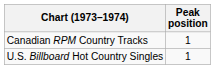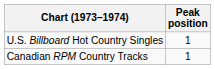rows swapped: (85, 56) <-> (77, 40)
